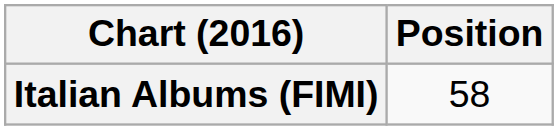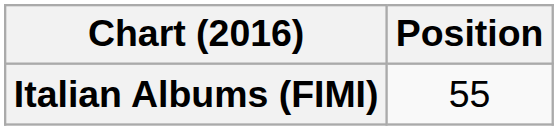(470, 93) 58 -> (470, 93) 55
